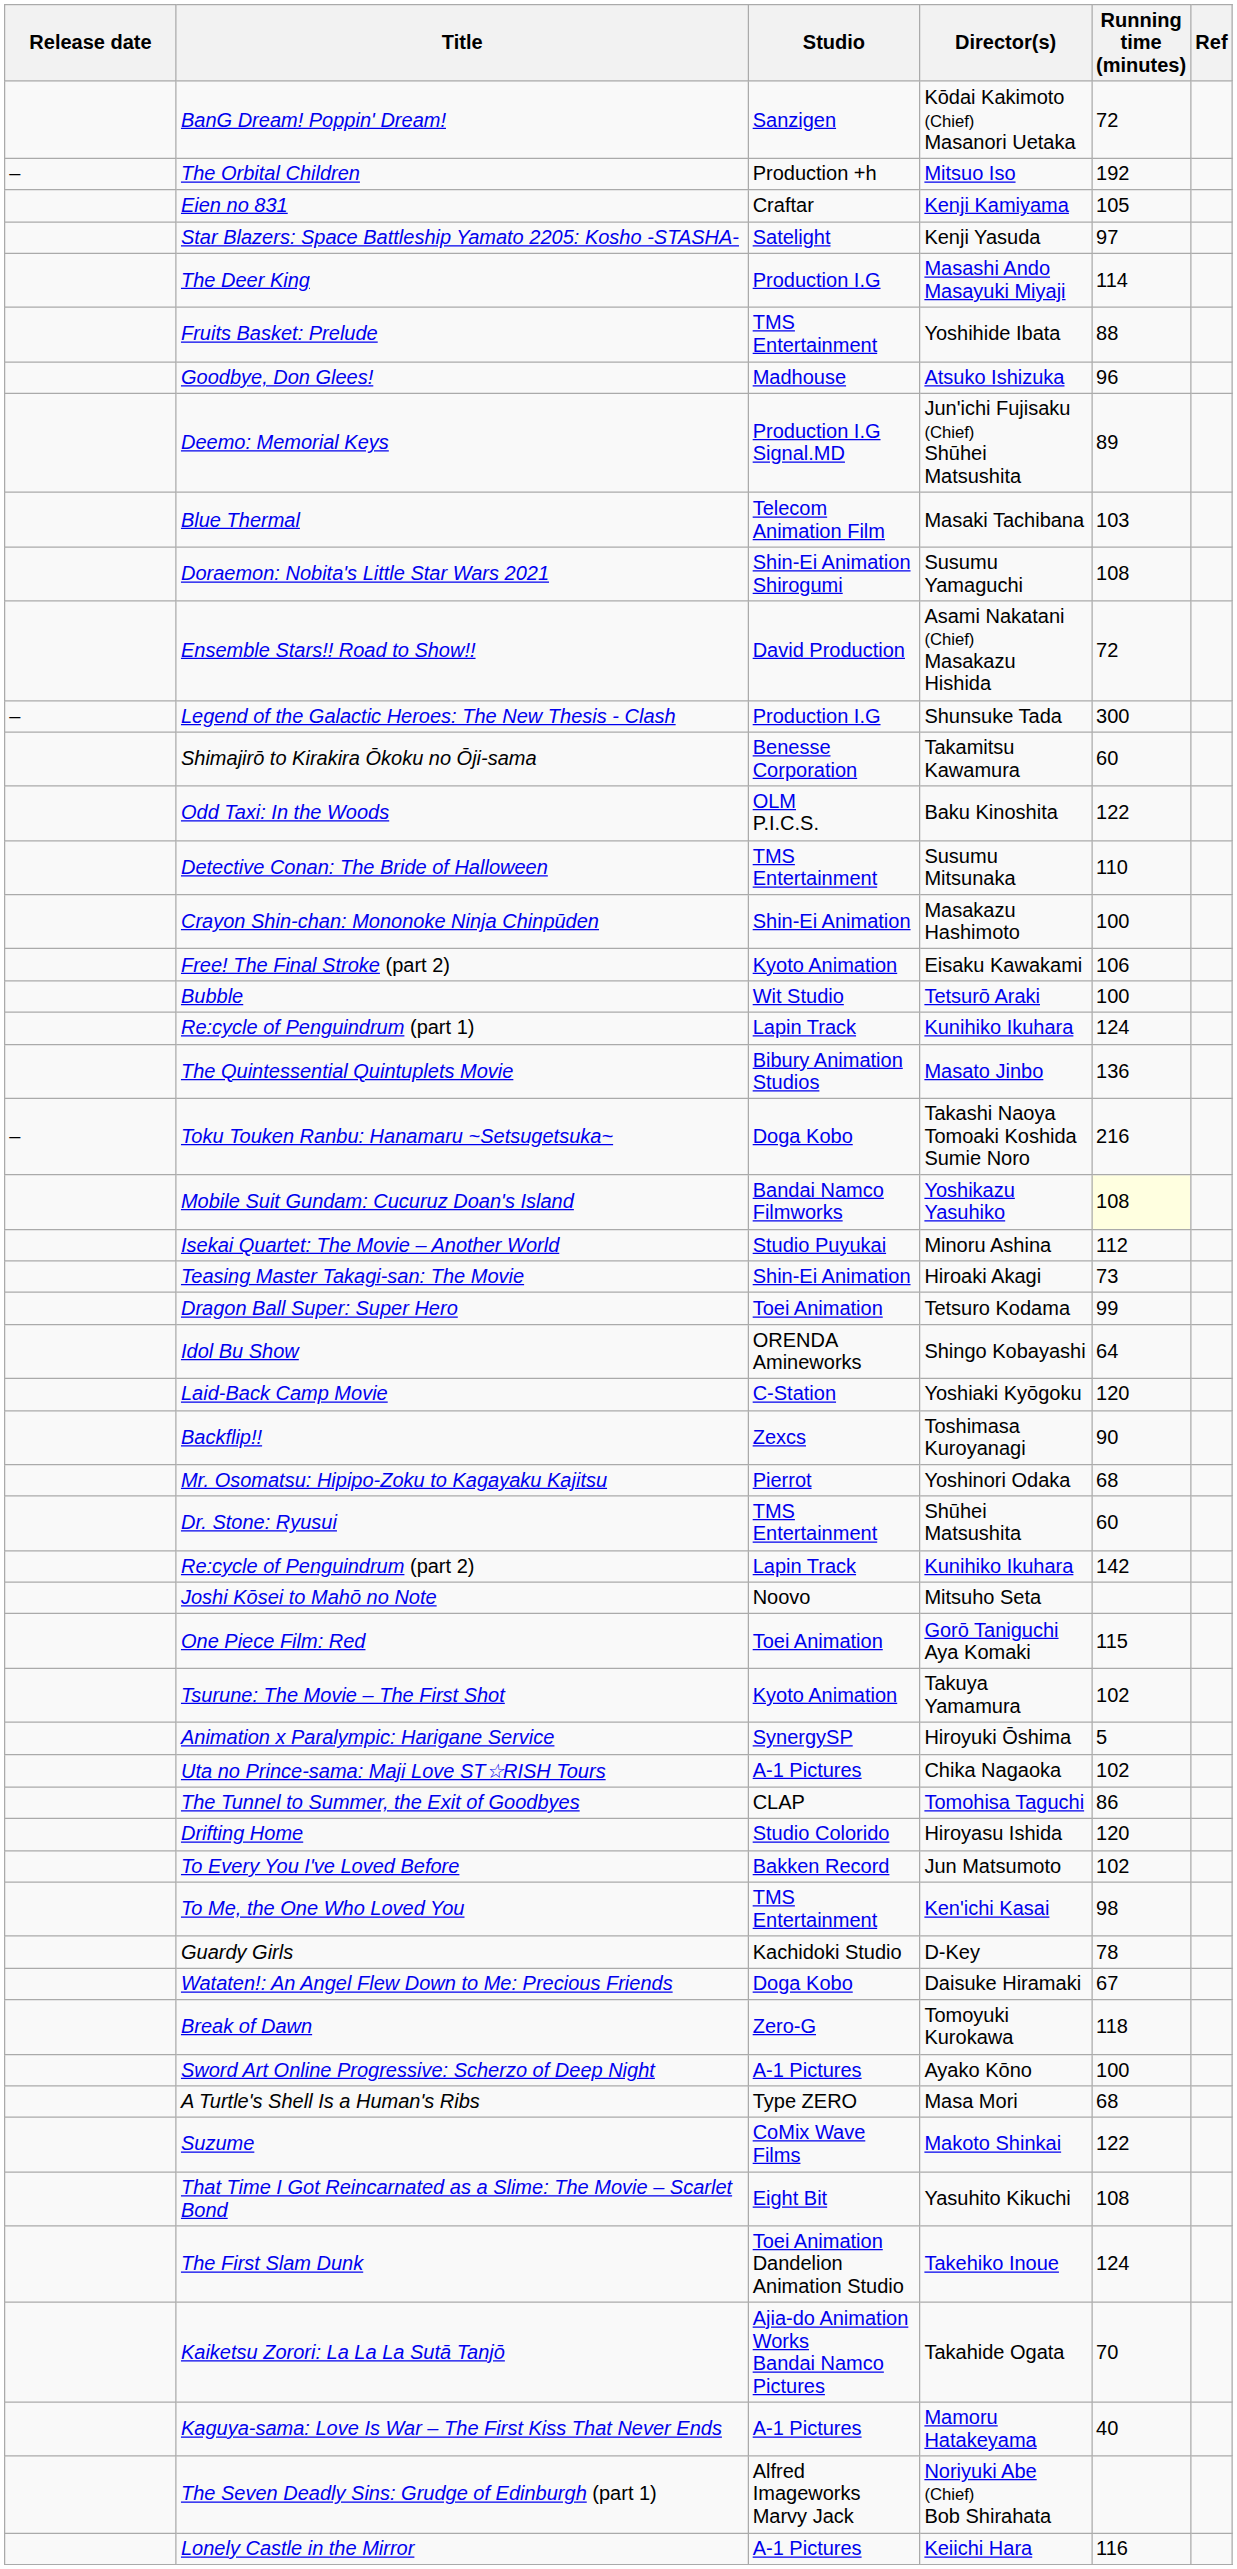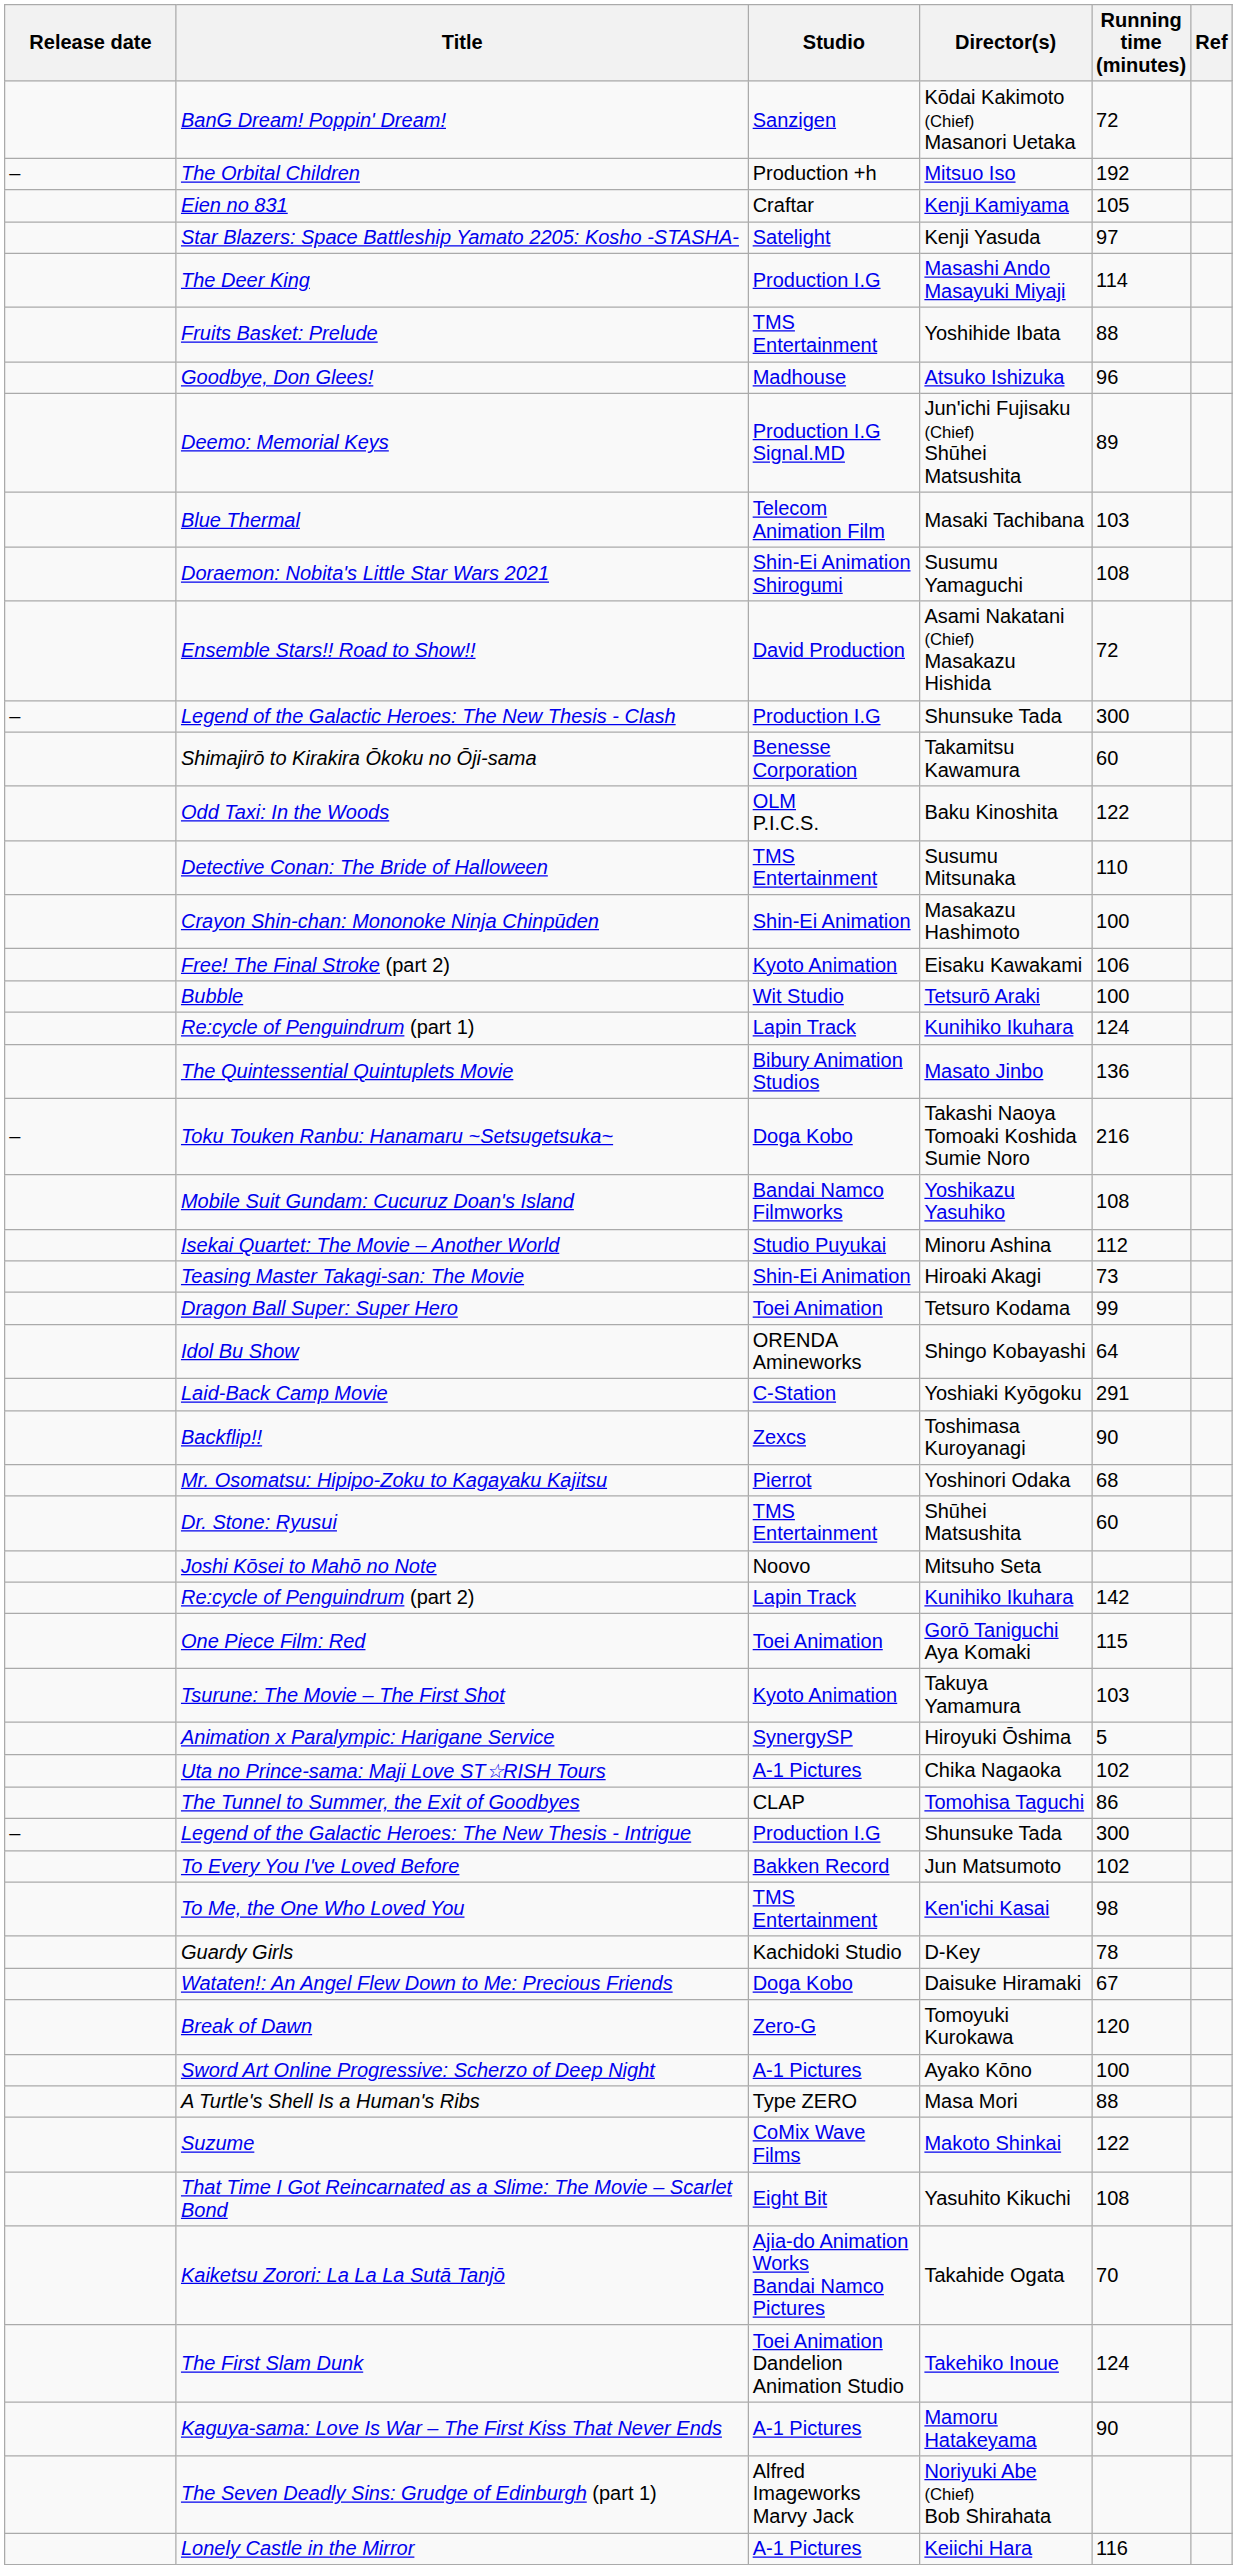(1113, 1201) lightyellow background -> (1113, 1201) no background
(1113, 1394) 120 -> (1113, 1394) 291
rows swapped: (328, 1566) <-> (309, 1597)
(1113, 1695) 102 -> (1113, 1695) 103
- row: (242, 1834)
+ row: (436, 1834)
(1112, 2026) 118 -> (1113, 2026) 120
(1107, 2101) 68 -> (1107, 2101) 88
rows swapped: (272, 2264) <-> (343, 2352)
(1107, 2428) 40 -> (1107, 2428) 90
